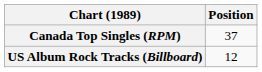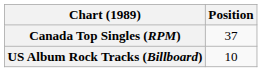(231, 56) 12 -> (231, 56) 10
